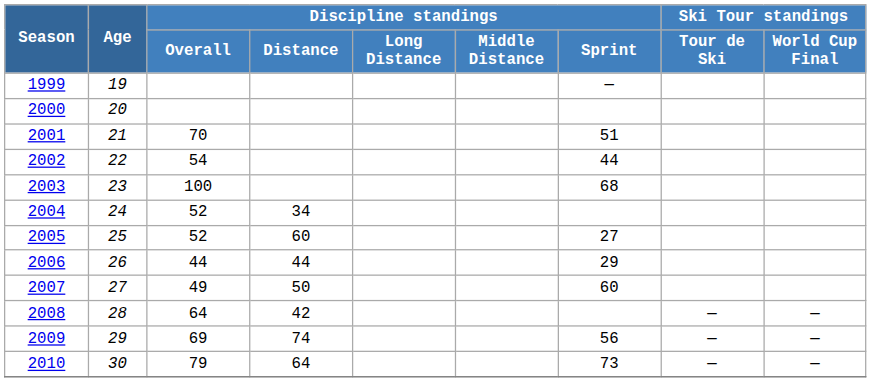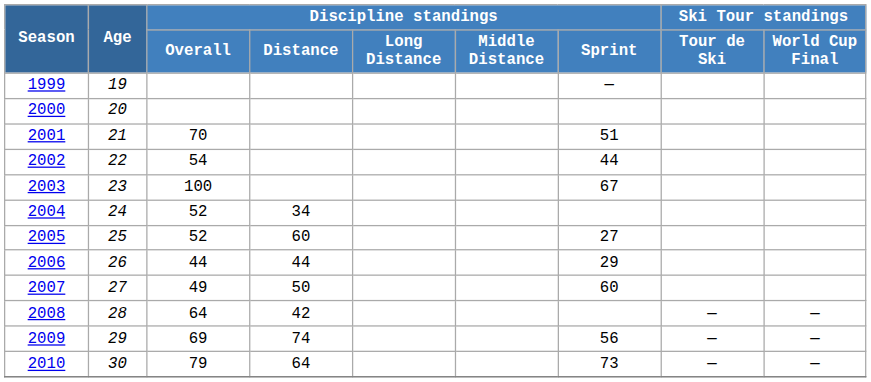(609, 187) 68 -> (609, 187) 67
